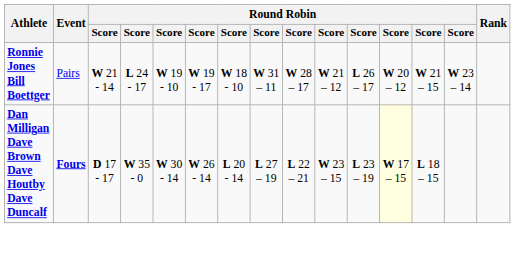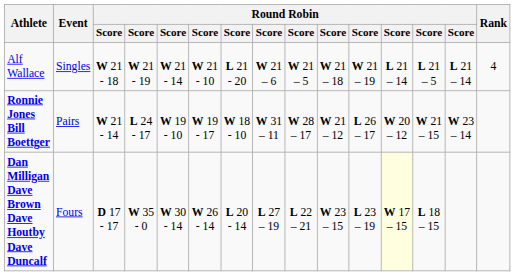+ row: (26, 66)
(71, 163) bold -> (69, 211) normal
